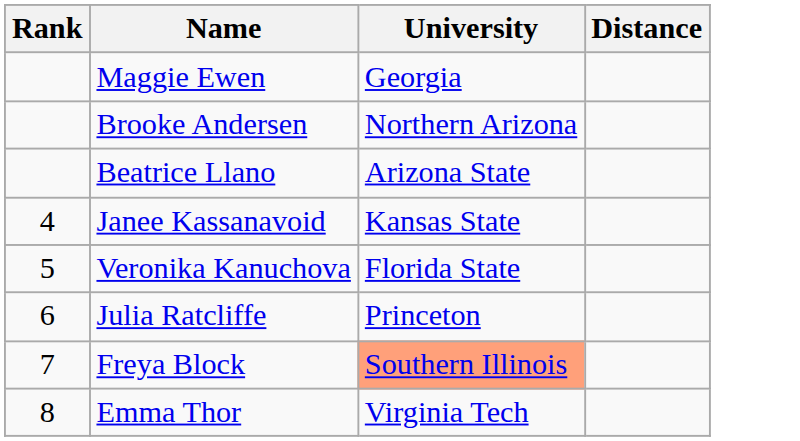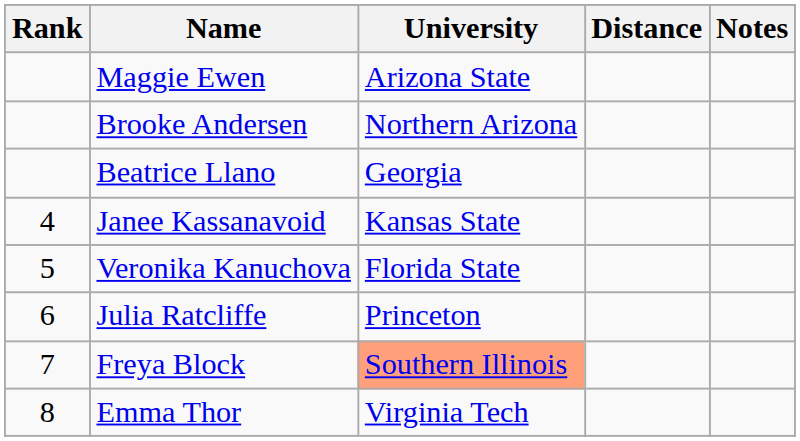+ column: (752, 28)
(413, 76) Georgia -> (448, 76) Arizona State
(448, 172) Arizona State -> (413, 172) Georgia
